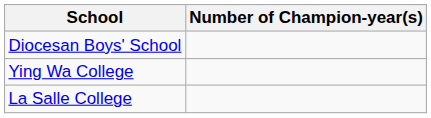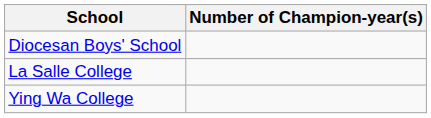rows swapped: (70, 98) <-> (71, 71)
